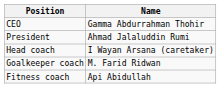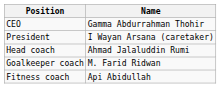(139, 37) Ahmad Jalaluddin Rumi -> (151, 37) I Wayan Arsana (caretaker)
(151, 50) I Wayan Arsana (caretaker) -> (139, 50) Ahmad Jalaluddin Rumi
